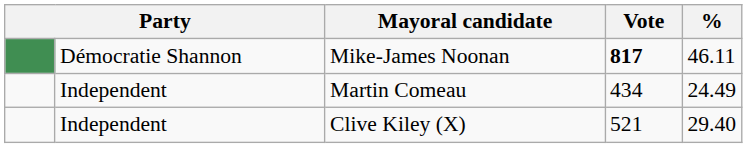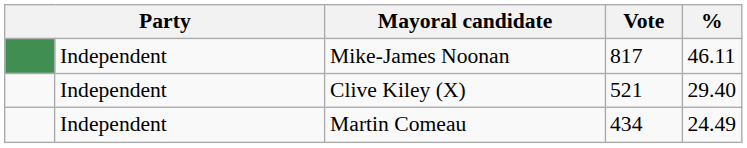(151, 55) Démocratie Shannon -> (113, 55) Independent
(626, 55) bold -> (626, 55) normal
rows swapped: (398, 124) <-> (398, 90)
